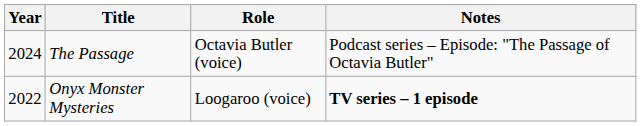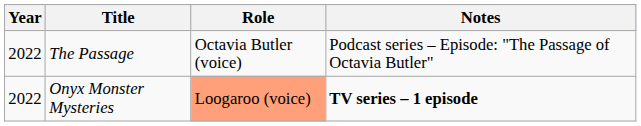(25, 53) 2024 -> (25, 53) 2022
(253, 98) no background -> (253, 98) lightsalmon background
